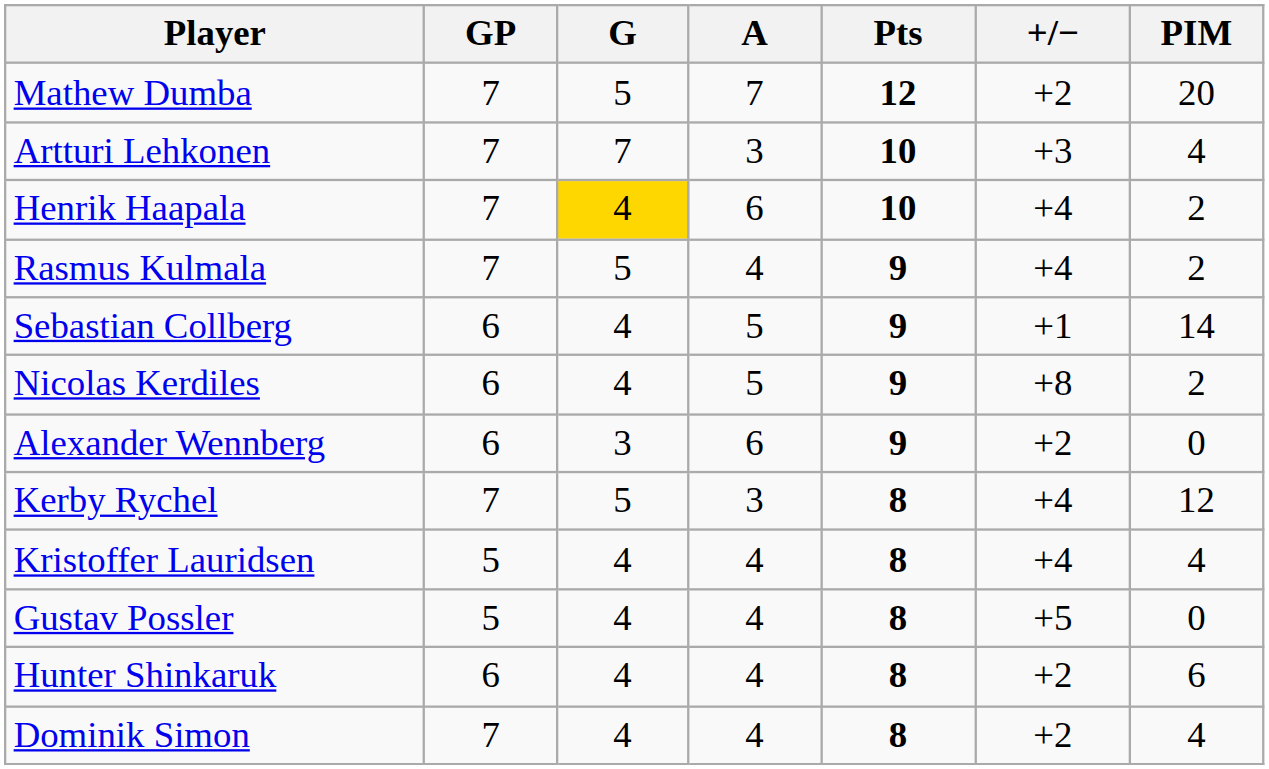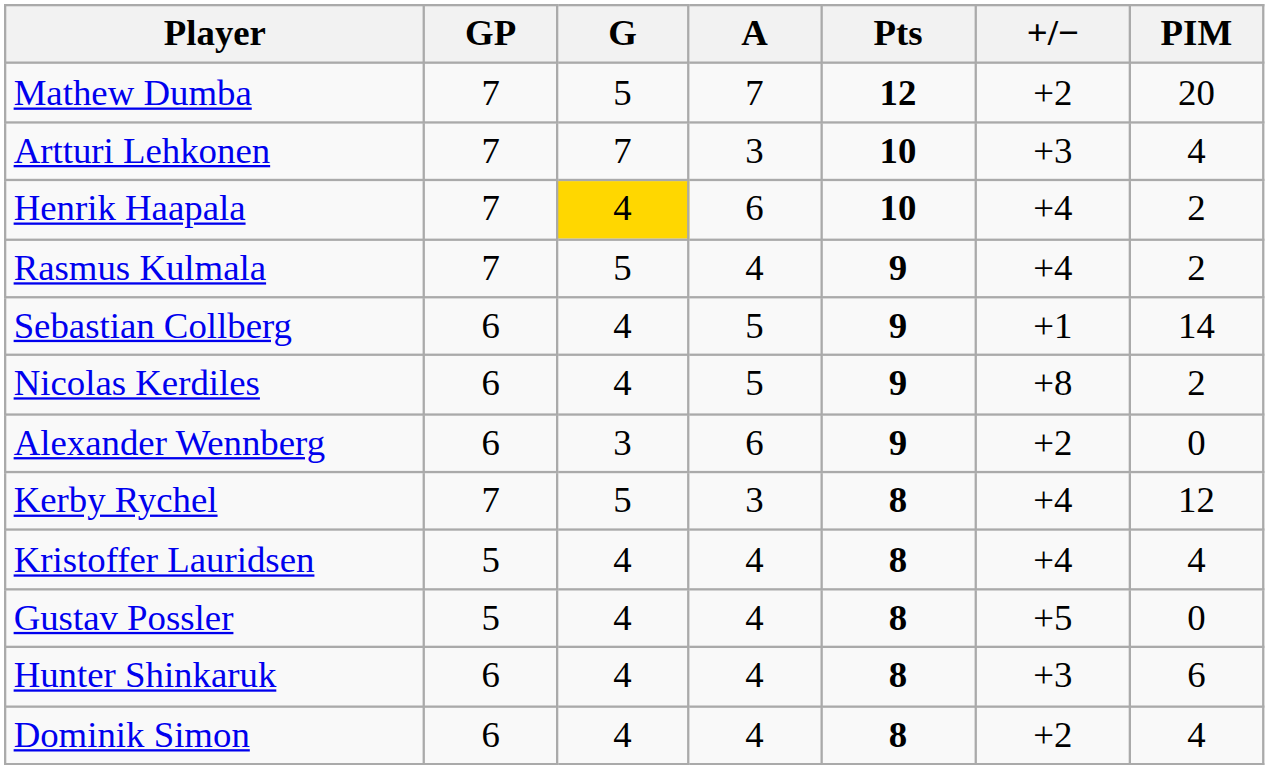(1053, 675) +2 -> (1053, 675) +3
(491, 734) 7 -> (491, 734) 6
